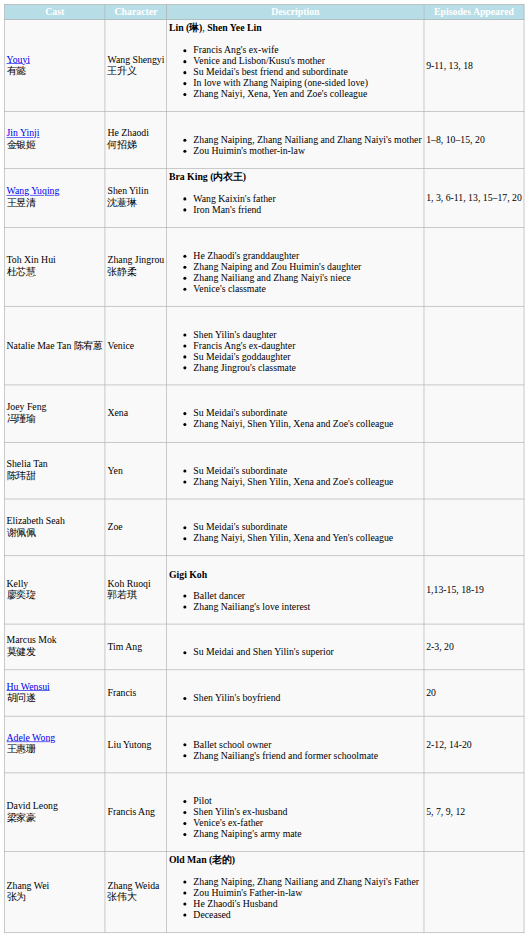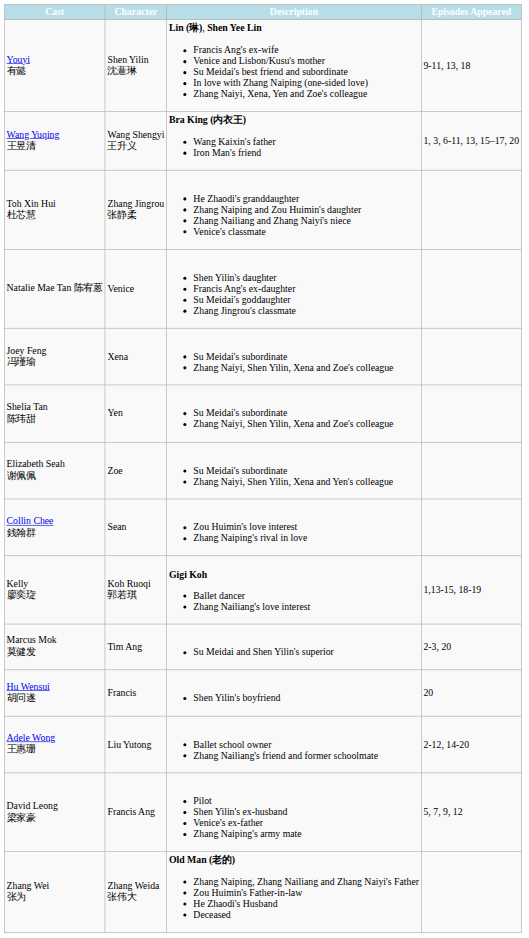(136, 65) Wang Shengyi 王升义 -> (128, 65) Shen Yilin 沈薏琳
- row: (23, 139)
(128, 197) Shen Yilin 沈薏琳 -> (136, 140) Wang Shengyi 王升义
+ row: (30, 527)
